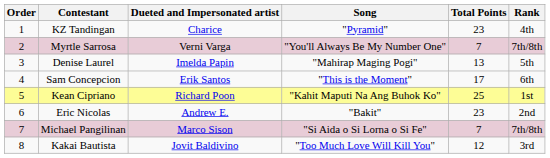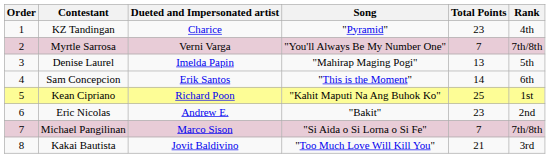(479, 79) 17 -> (479, 79) 14
(479, 145) 12 -> (479, 145) 21
